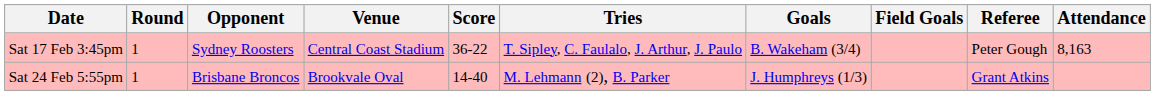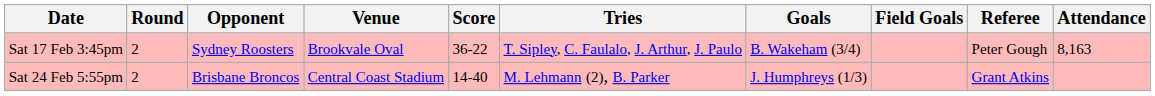(135, 48) 1 -> (135, 48) 2
(376, 47) Central Coast Stadium -> (356, 47) Brookvale Oval
(135, 77) 1 -> (135, 77) 2
(356, 76) Brookvale Oval -> (376, 76) Central Coast Stadium
